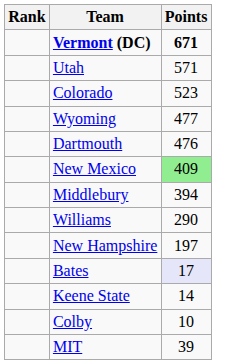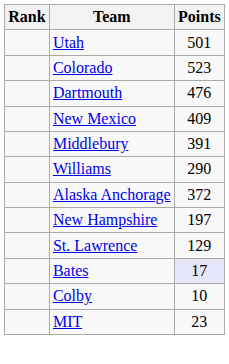- row: (102, 42)
(186, 67) 571 -> (199, 42) 501
- row: (84, 118)
(186, 169) lightgreen background -> (199, 118) no background
(186, 194) 394 -> (199, 144) 391
+ row: (112, 194)
+ row: (95, 245)
- row: (91, 296)
(186, 347) 39 -> (199, 321) 23
